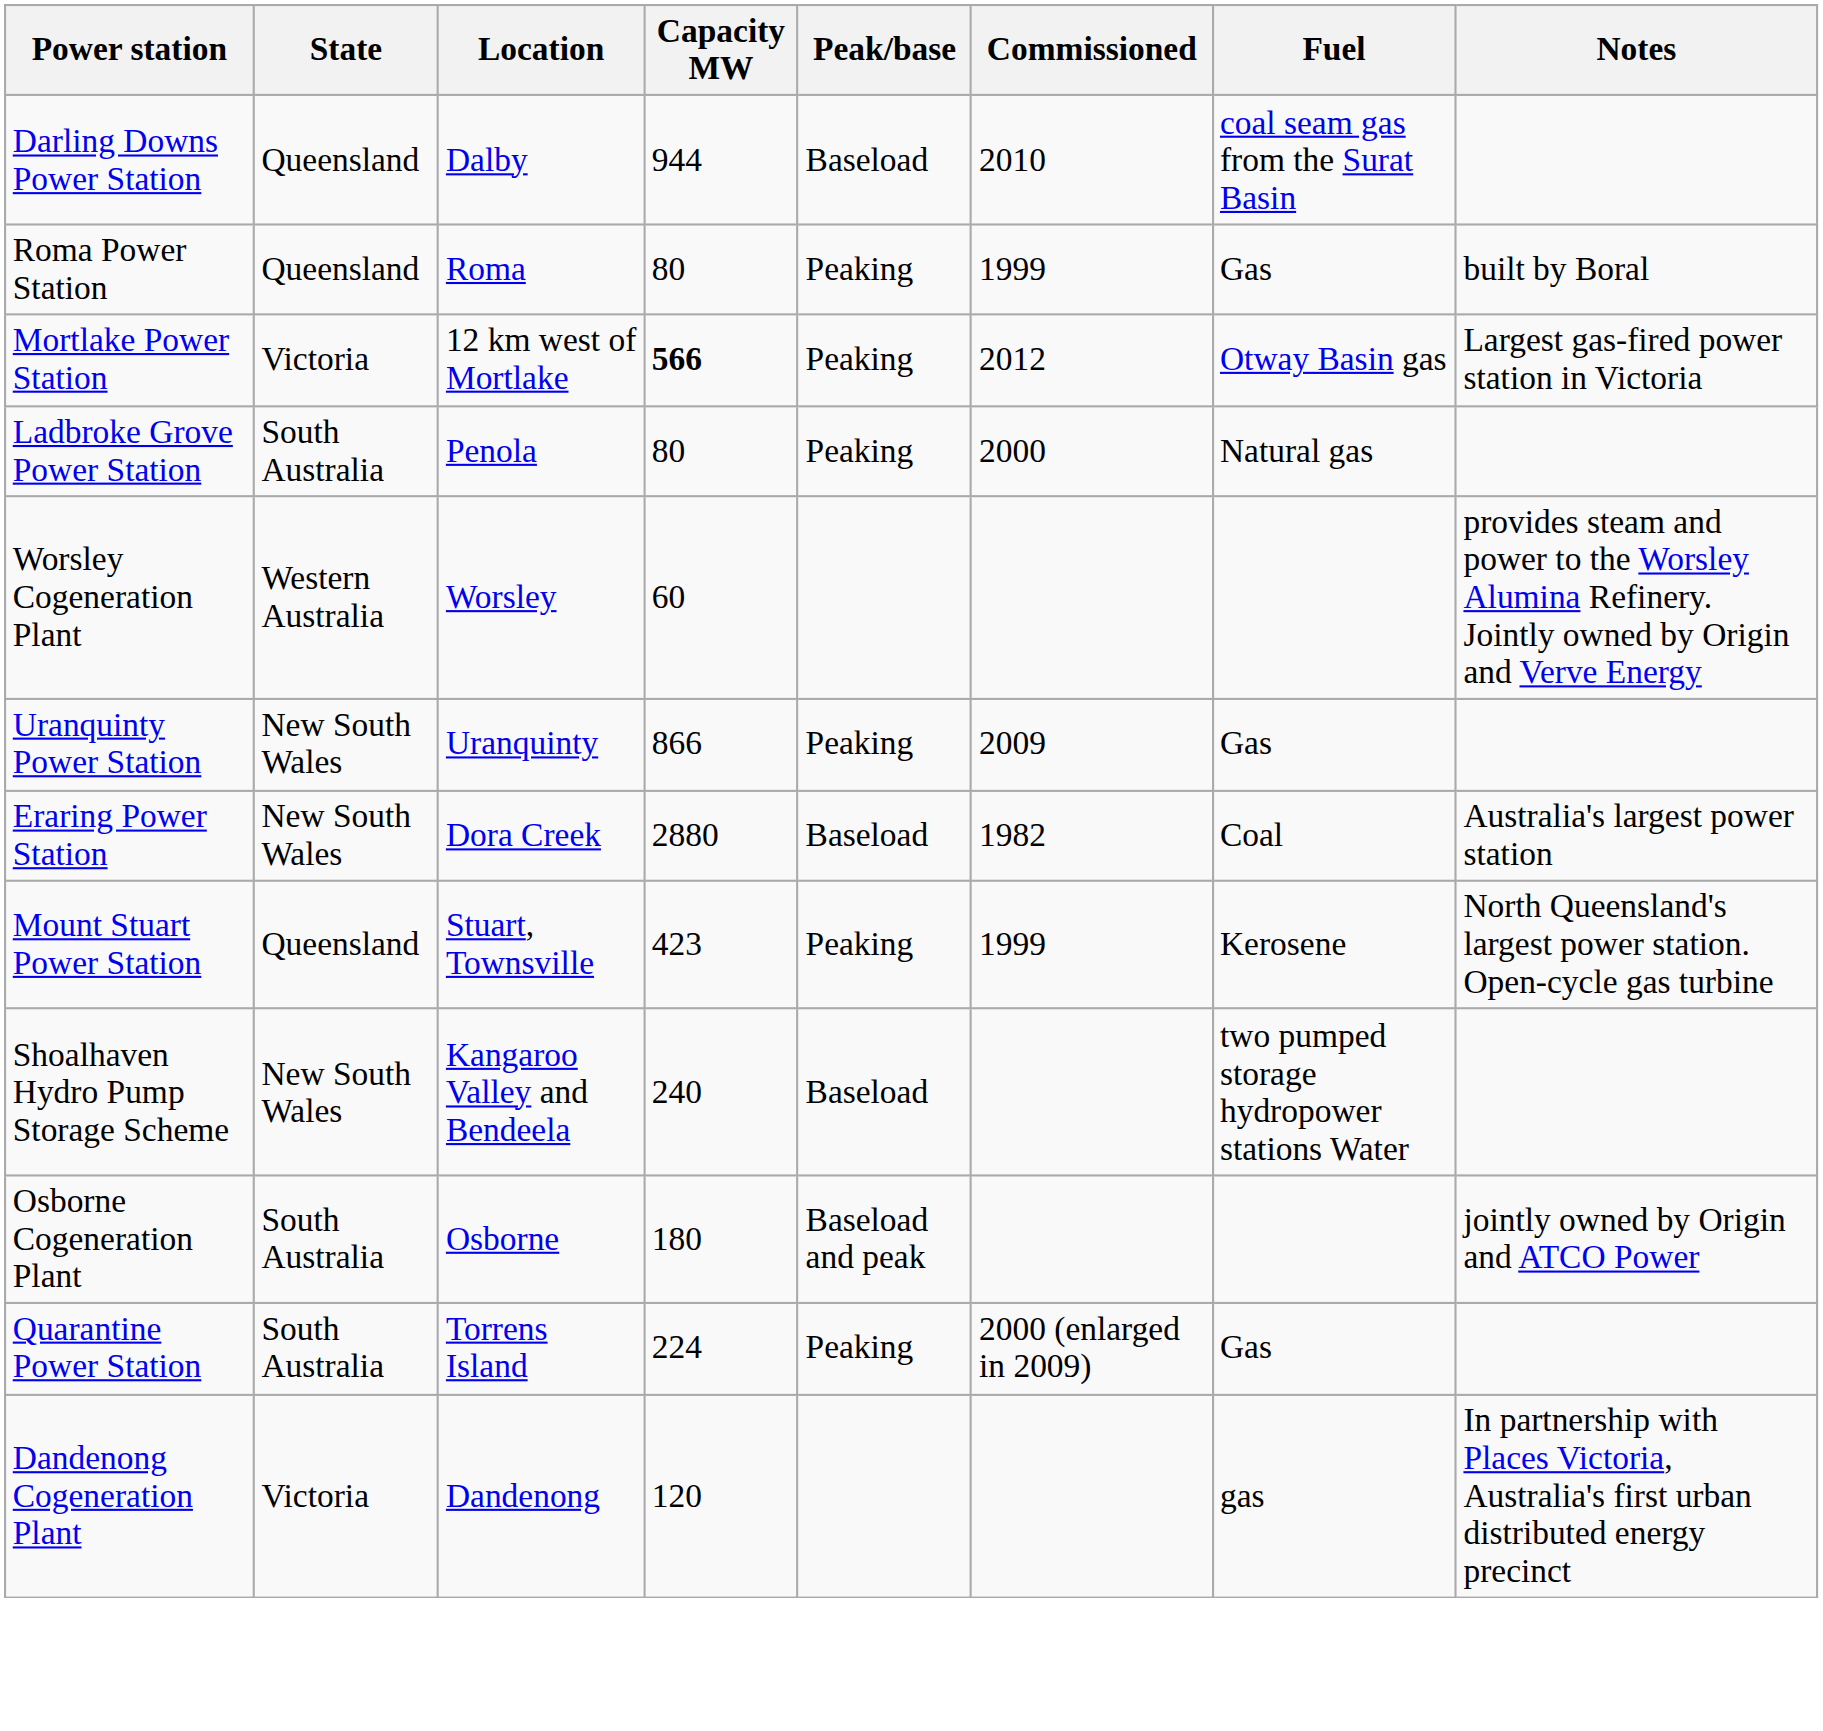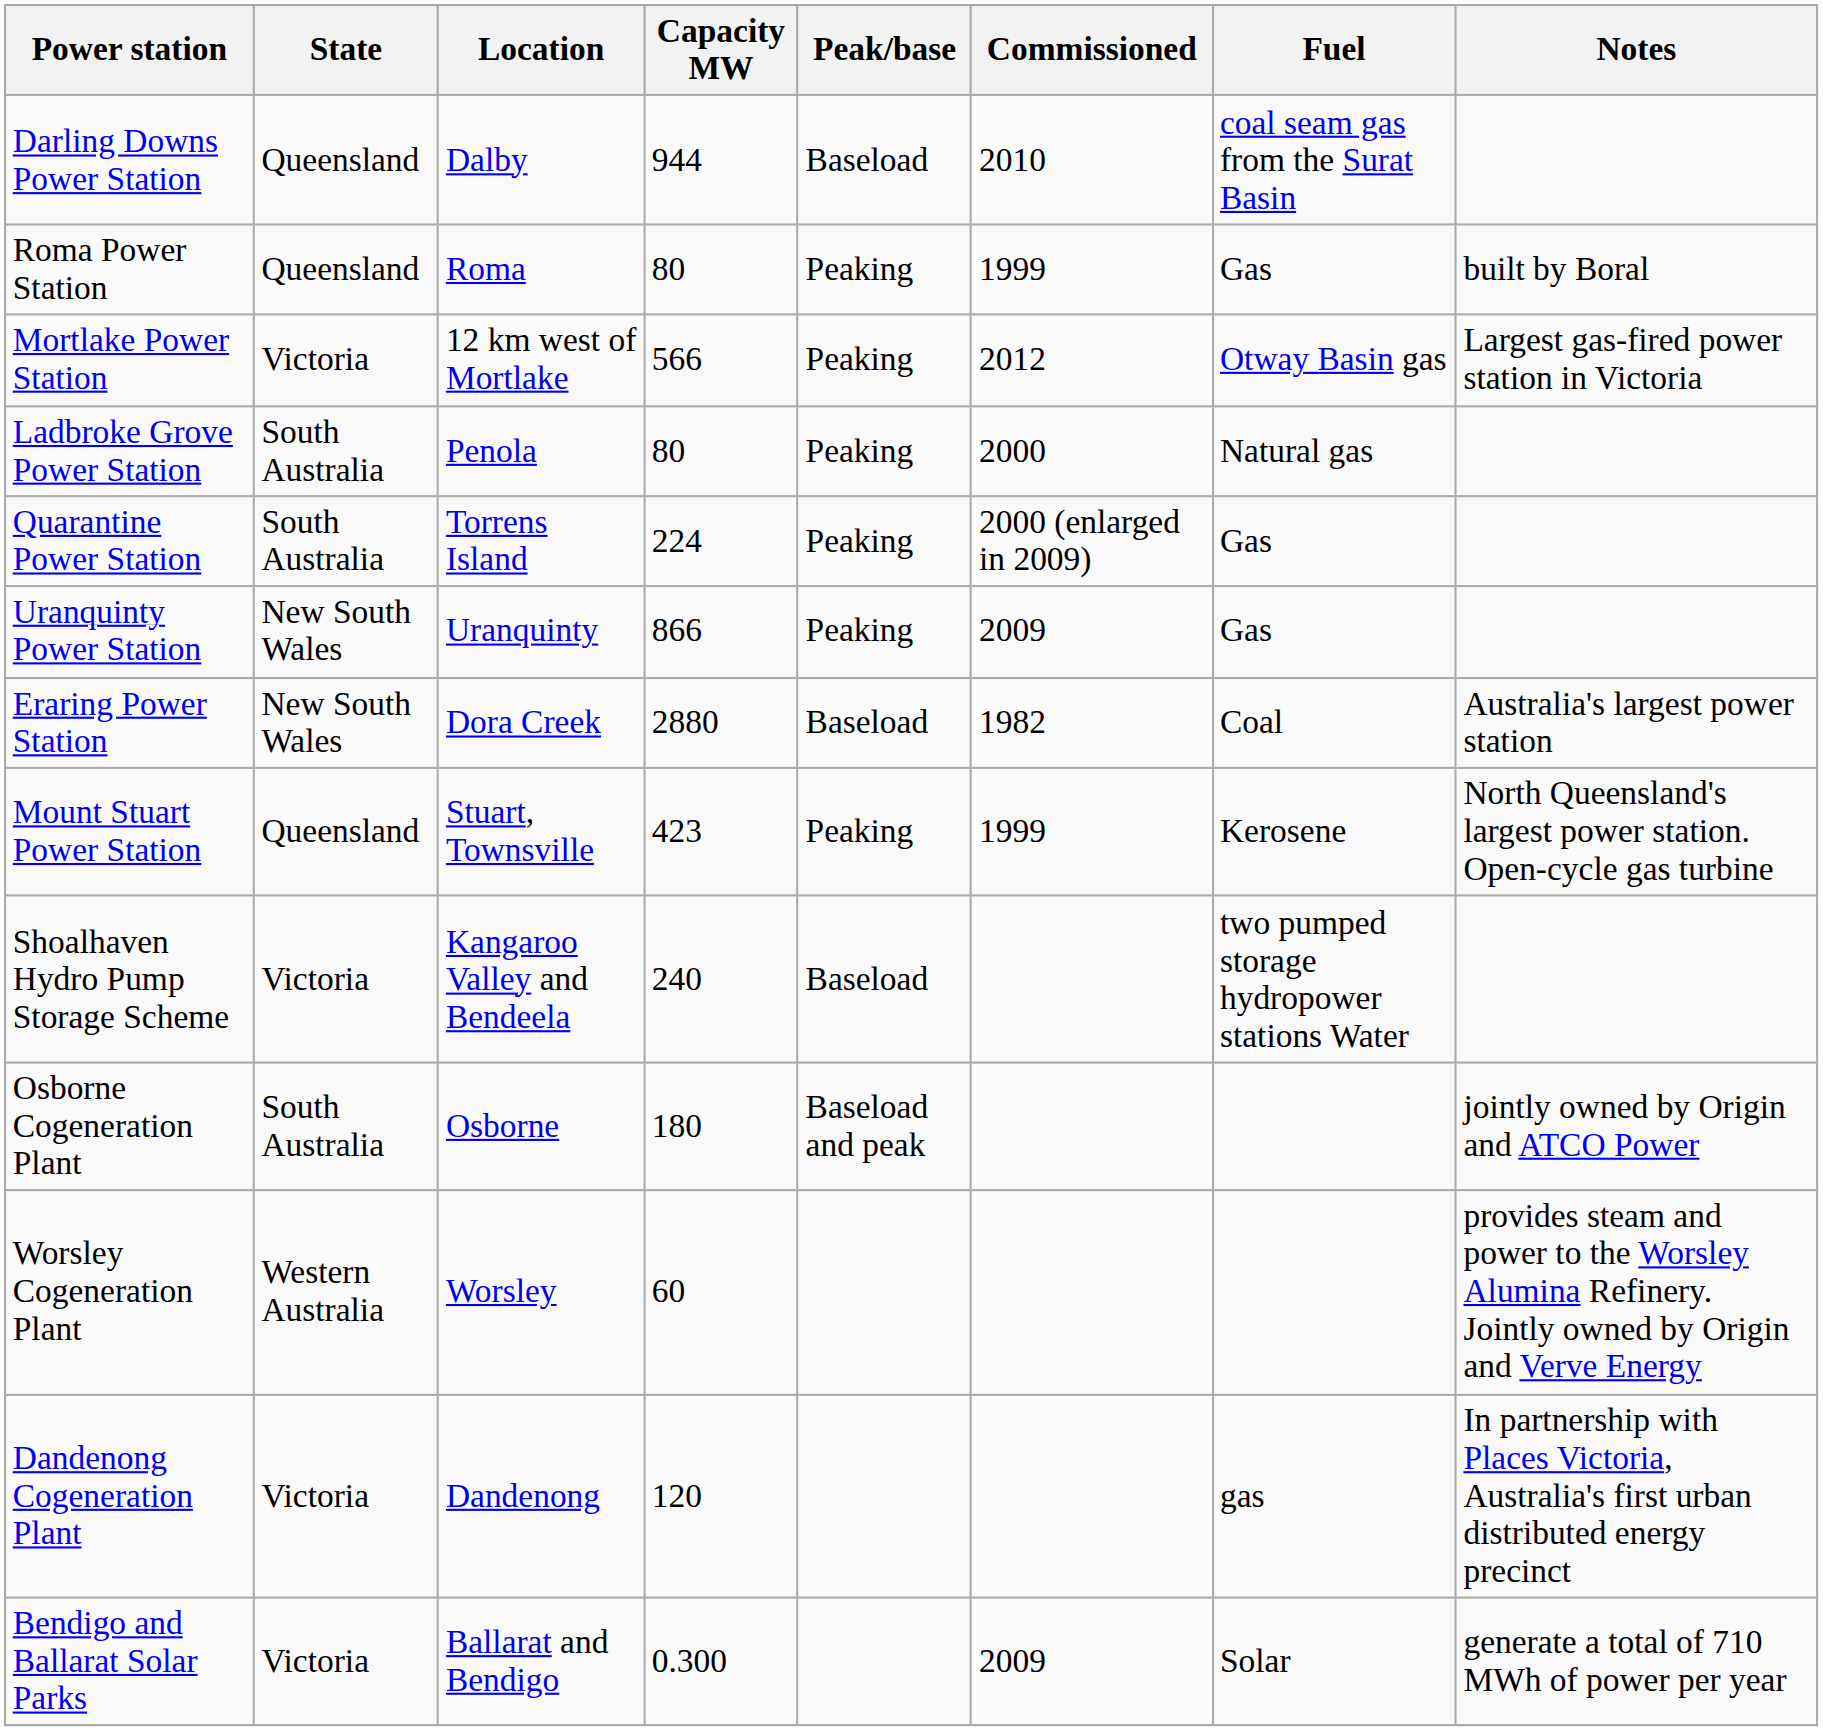(677, 359) bold -> (677, 359) normal
rows swapped: (107, 1347) <-> (103, 597)
(336, 1091) New South Wales -> (315, 978) Victoria
+ row: (105, 1660)
